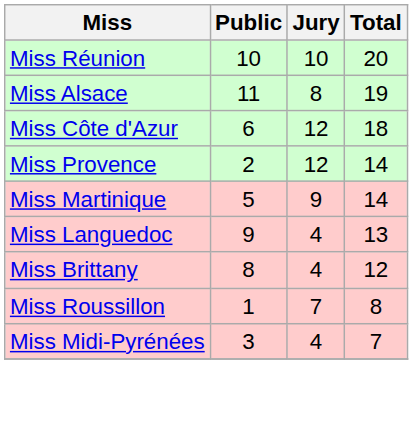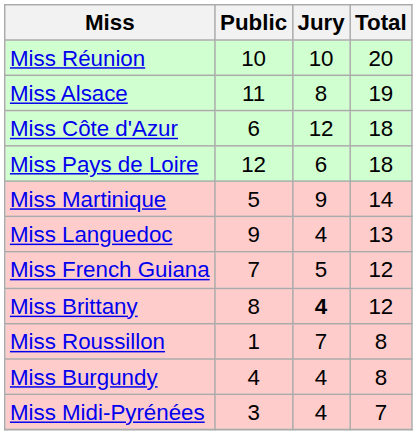+ row: (104, 164)
- row: (83, 164)
+ row: (110, 270)
(316, 270) normal -> (321, 306) bold
+ row: (84, 376)
